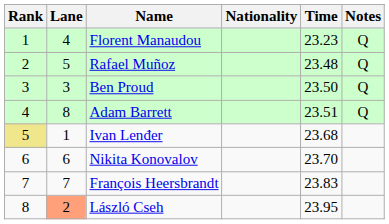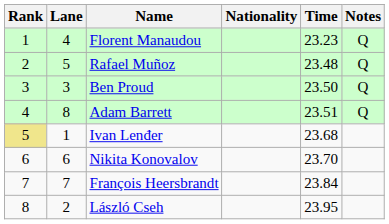(321, 183) 23.83 -> (321, 183) 23.84
(66, 207) lightsalmon background -> (66, 207) no background
